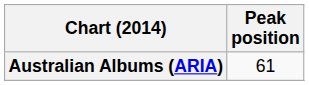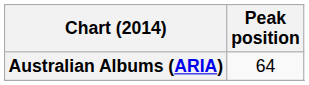(265, 66) 61 -> (265, 66) 64
